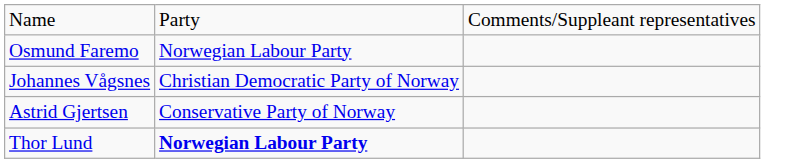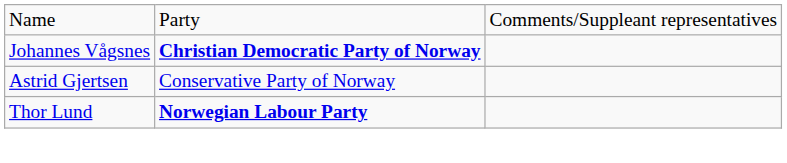- row: (74, 50)
(309, 81) normal -> (320, 50) bold
